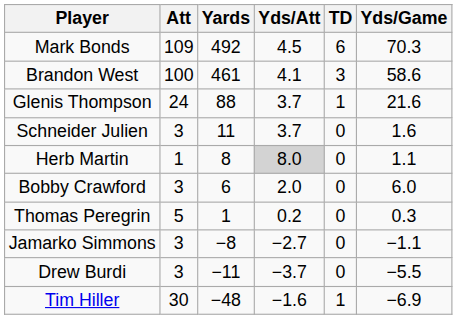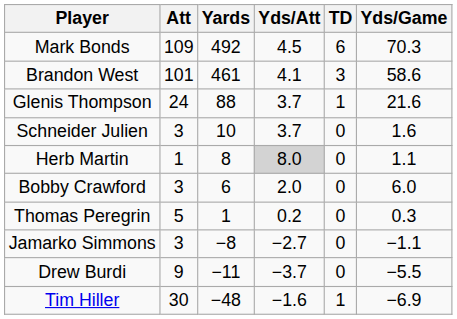(179, 74) 100 -> (179, 74) 101
(226, 131) 11 -> (226, 131) 10
(179, 272) 3 -> (179, 272) 9
